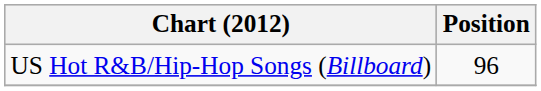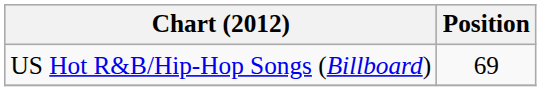(486, 64) 96 -> (486, 64) 69
